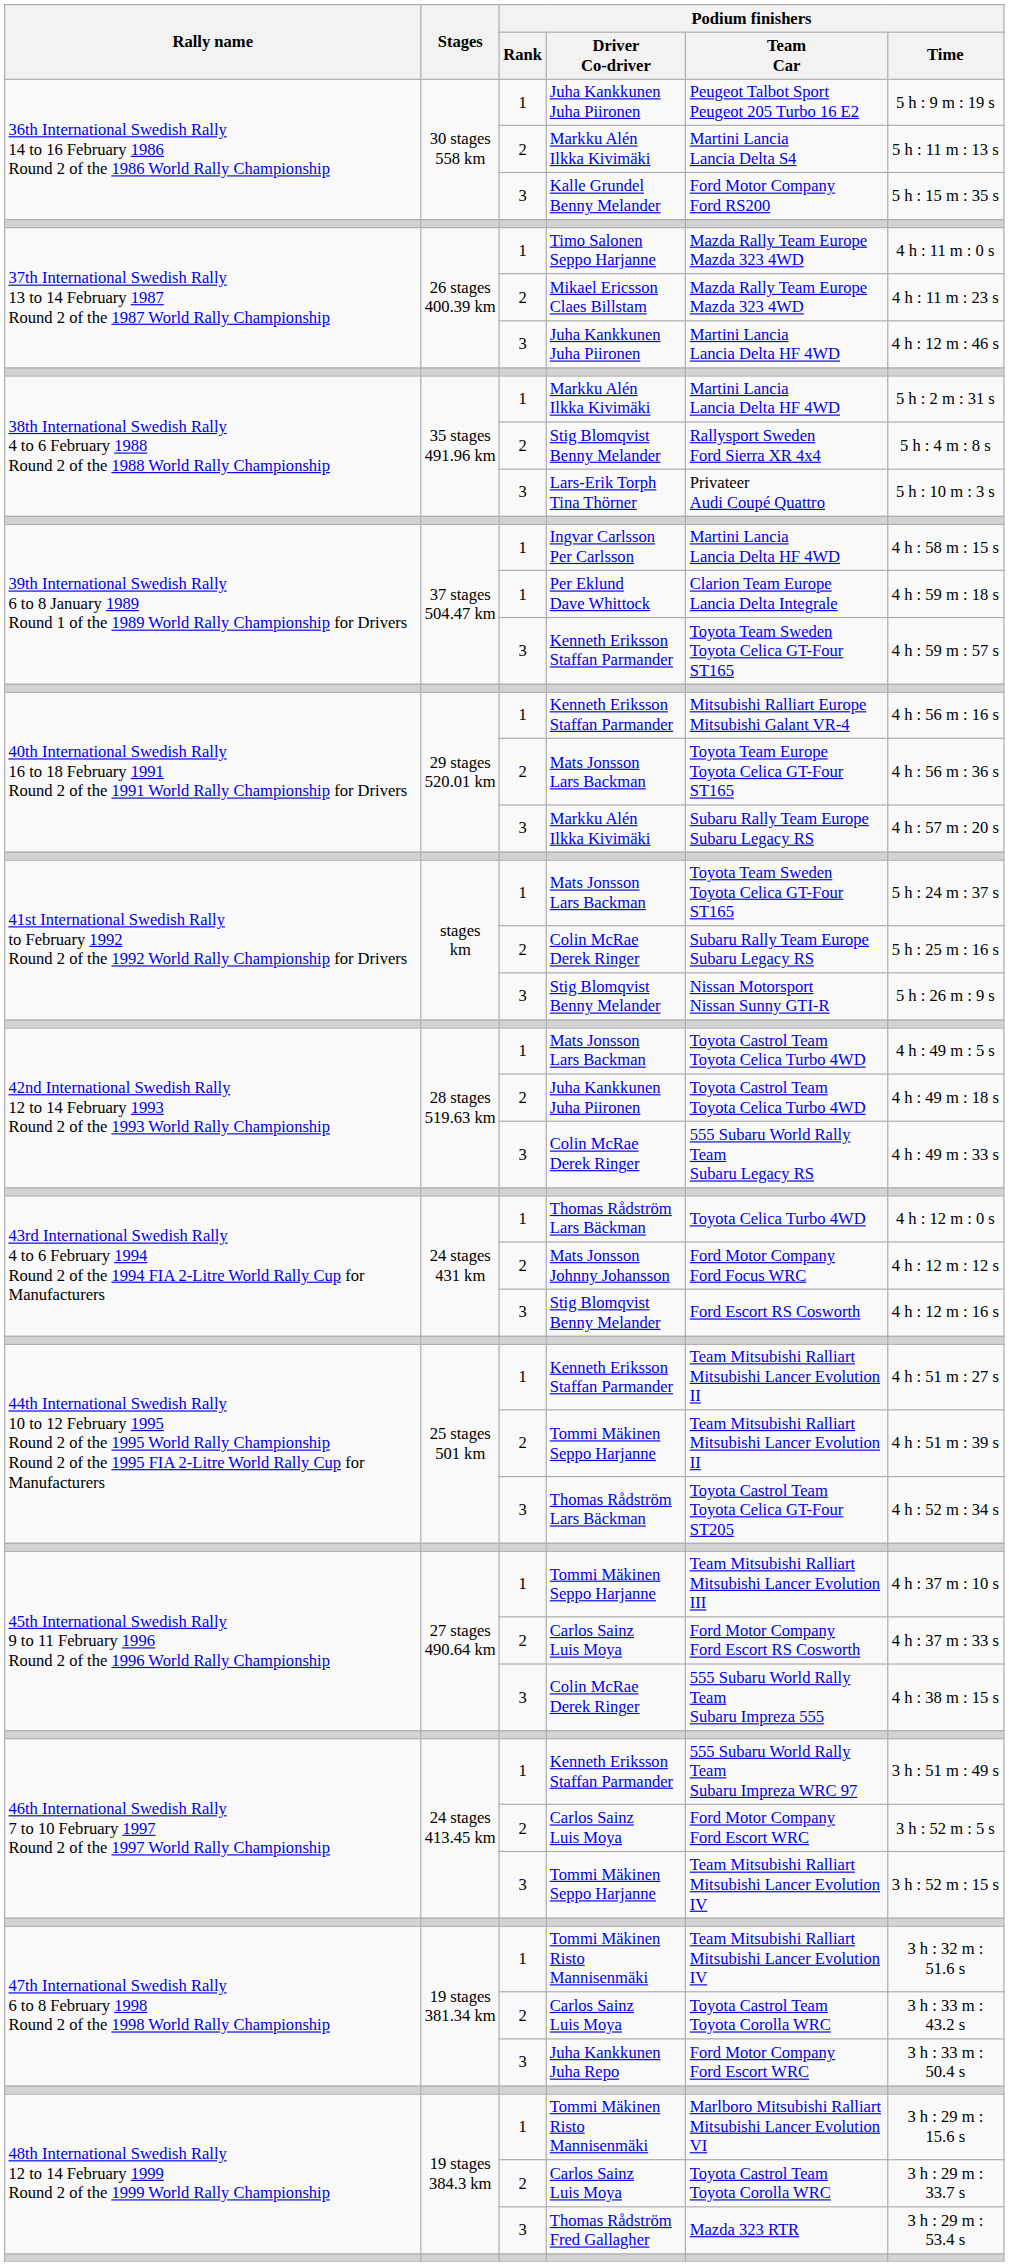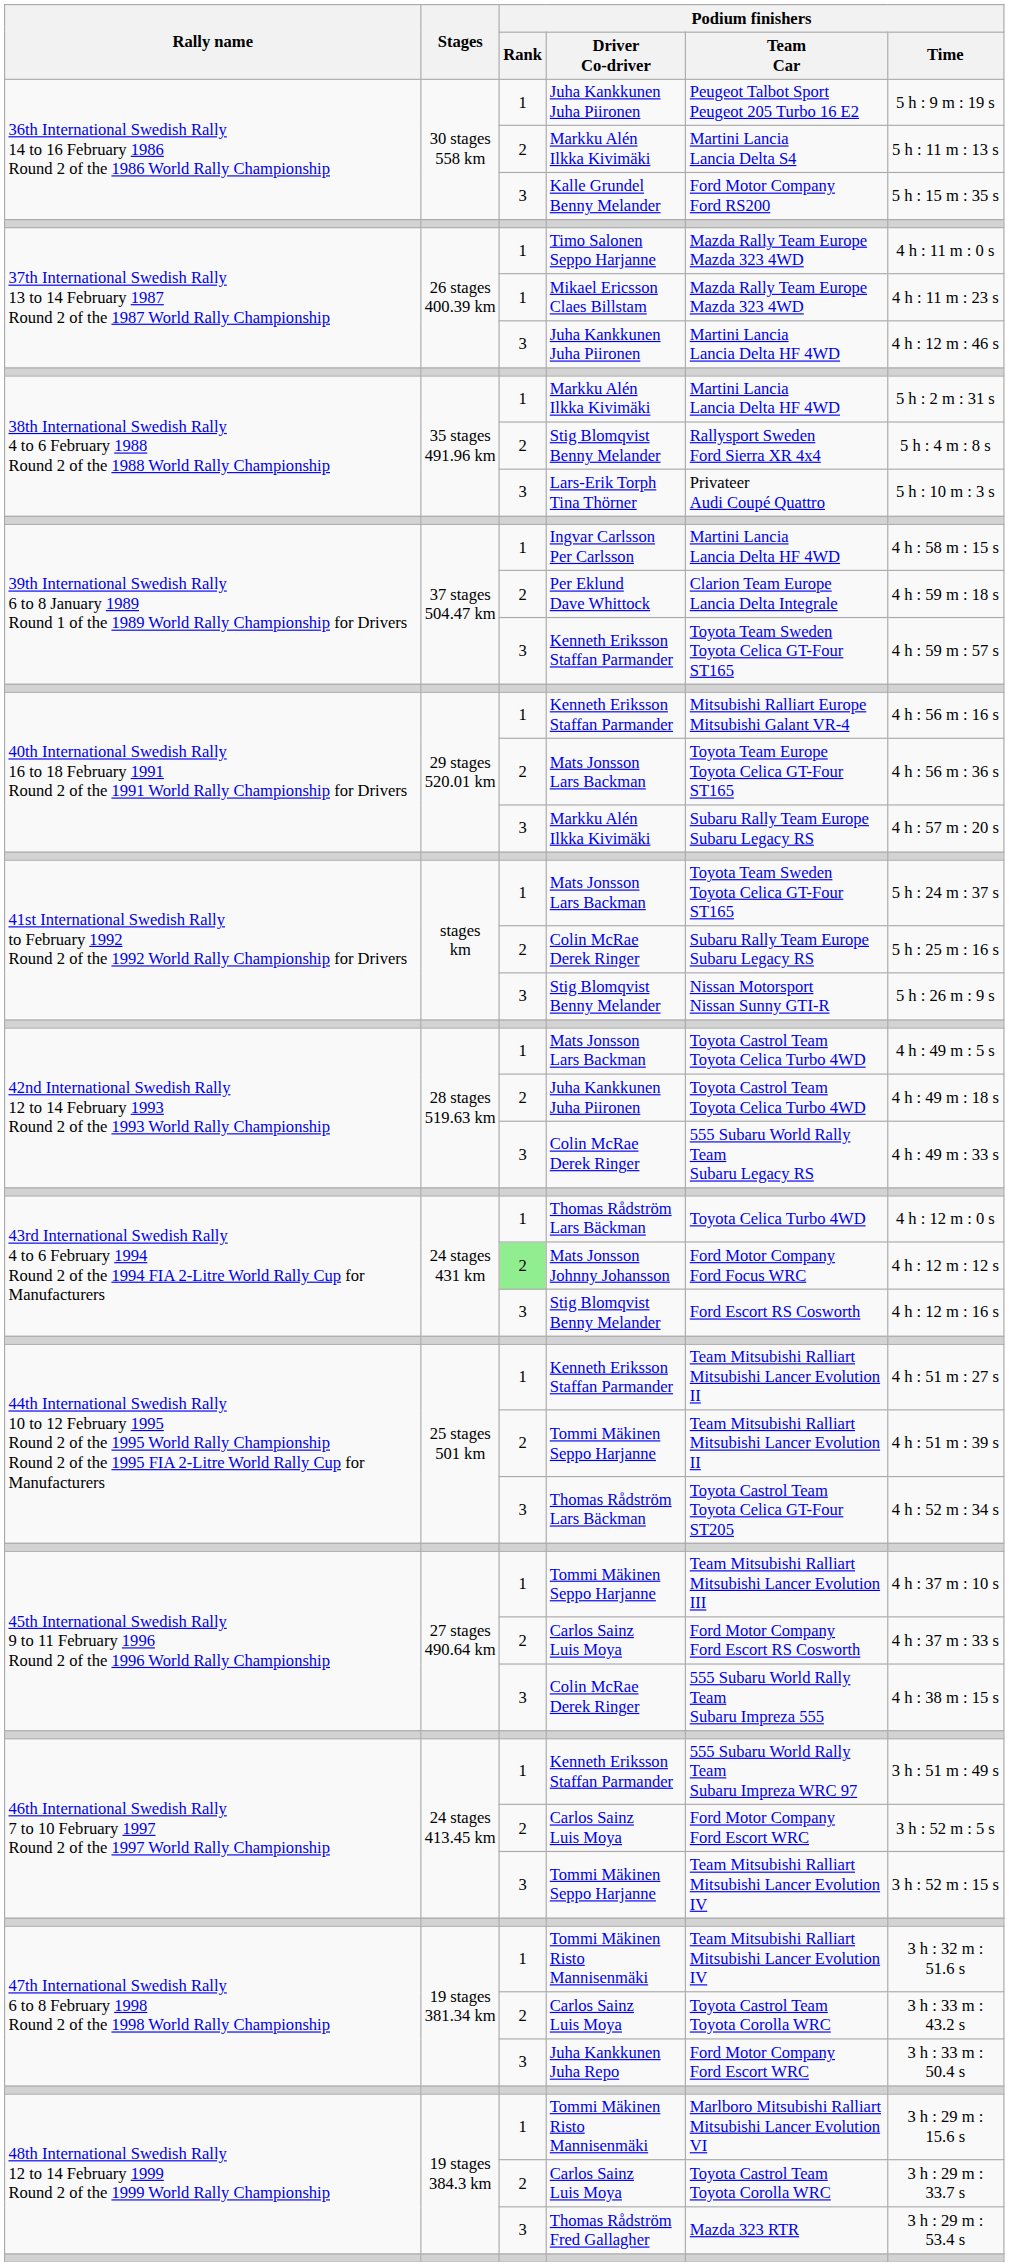(523, 297) 2 -> (523, 297) 1
(523, 594) 1 -> (523, 594) 2
(523, 1266) no background -> (523, 1266) lightgreen background
